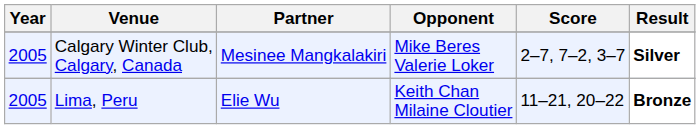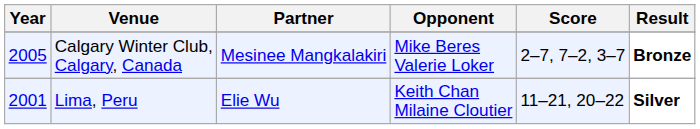(657, 55) Silver -> (662, 55) Bronze
(28, 101) 2005 -> (28, 101) 2001
(662, 101) Bronze -> (657, 101) Silver
